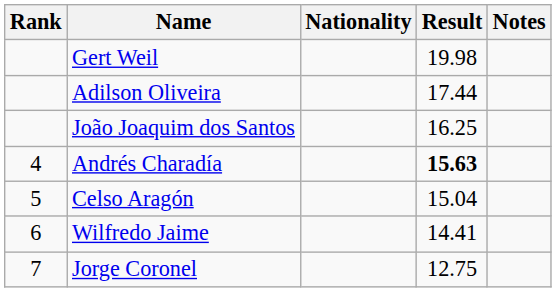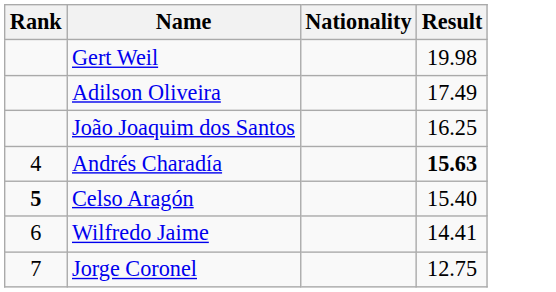- column: (519, 22)
(452, 92) 17.44 -> (452, 92) 17.49
(36, 198) normal -> (36, 198) bold
(452, 198) 15.04 -> (452, 198) 15.40
